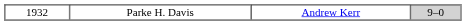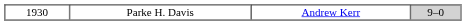(37, 12) 1932 -> (37, 12) 1930
